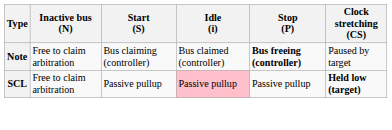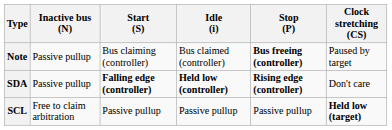(59, 56) Free to claim arbitration -> (62, 56) Passive pullup
+ row: (17, 84)
(208, 84) pink background -> (208, 111) no background
